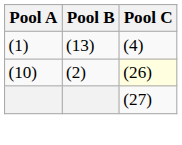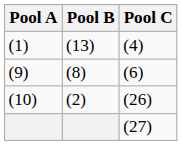+ row: (18, 72)
(138, 72) lightyellow background -> (138, 99) no background
